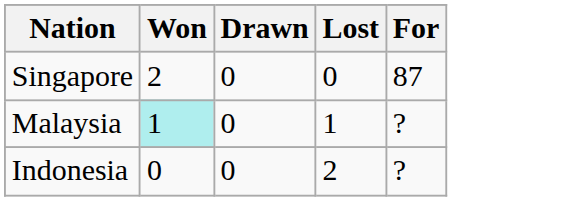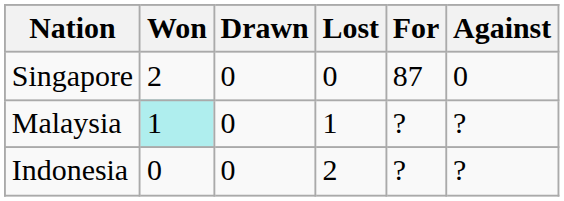+ column: (502, 28)
